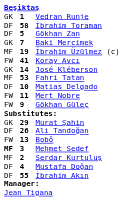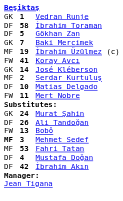rows swapped: (60, 78) <-> (69, 157)
- row: (62, 104)
(24, 122) 29 -> (24, 113) 24
(24, 175) 55 -> (24, 166) 42
